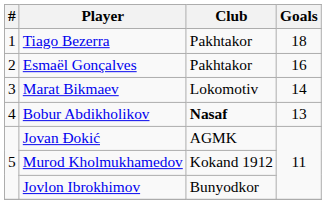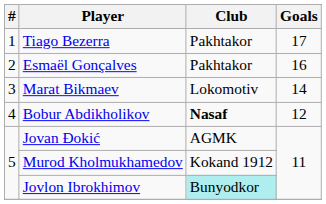(299, 41) 18 -> (299, 41) 17
(299, 114) 13 -> (299, 114) 12
(224, 187) no background -> (224, 187) paleturquoise background
